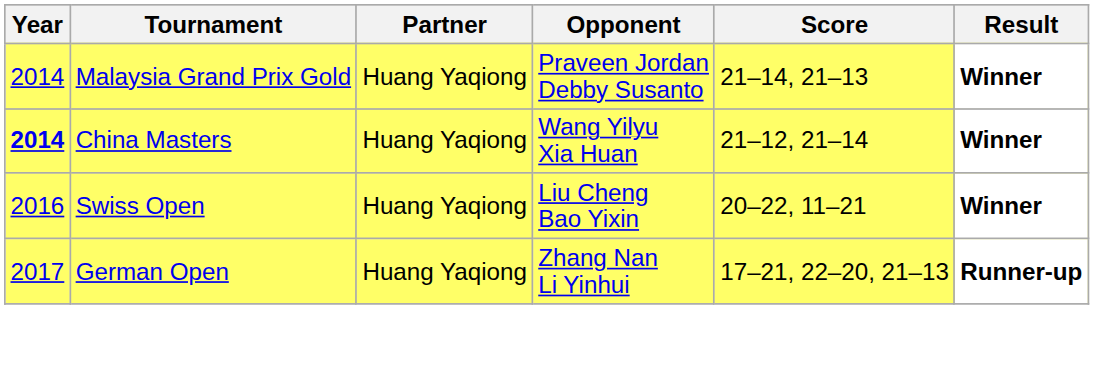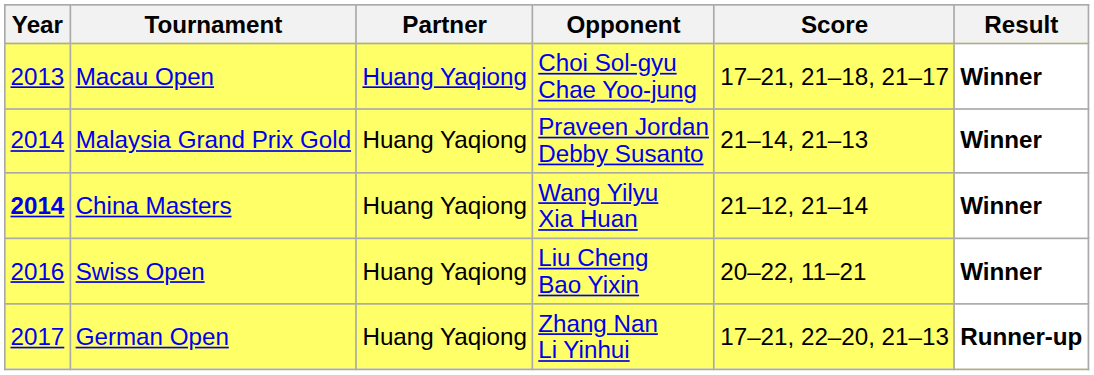+ row: (145, 76)
